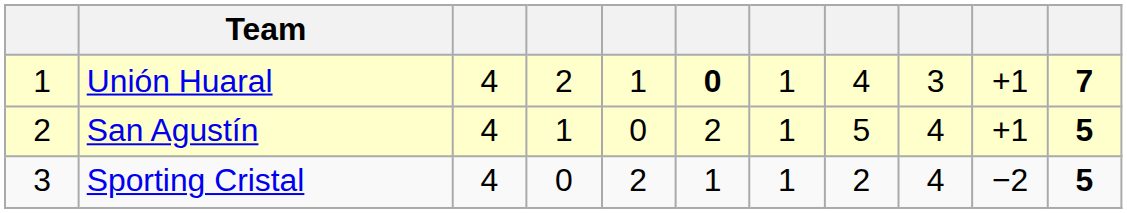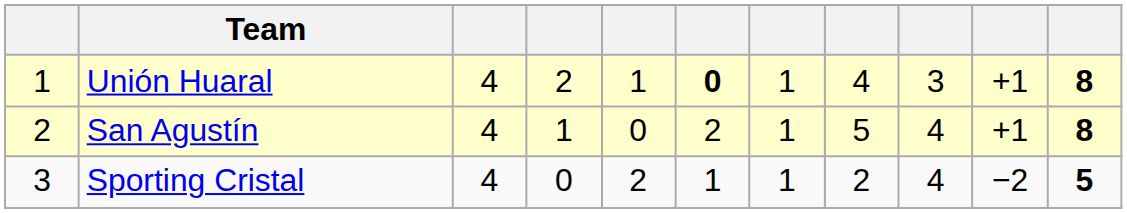(1084, 80) 7 -> (1084, 80) 8
(1084, 130) 5 -> (1084, 130) 8
